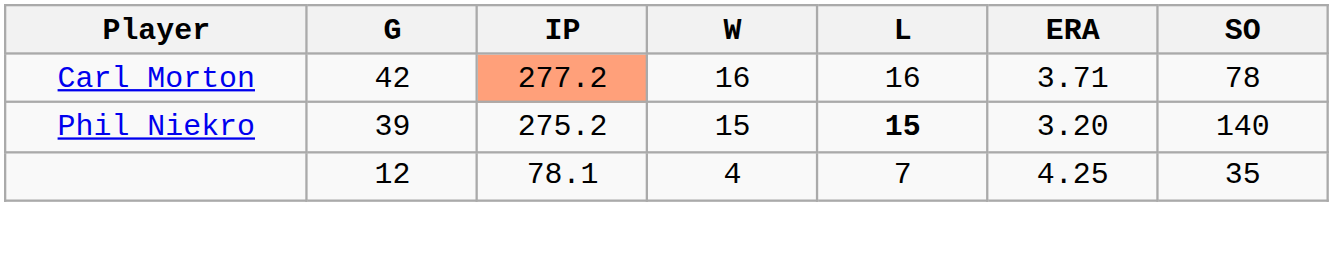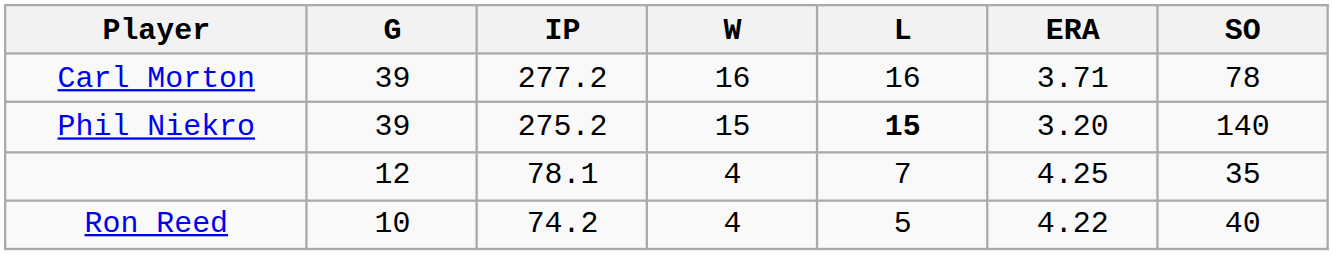(392, 78) 42 -> (392, 78) 39
(563, 78) lightsalmon background -> (563, 78) no background
+ row: (156, 224)
